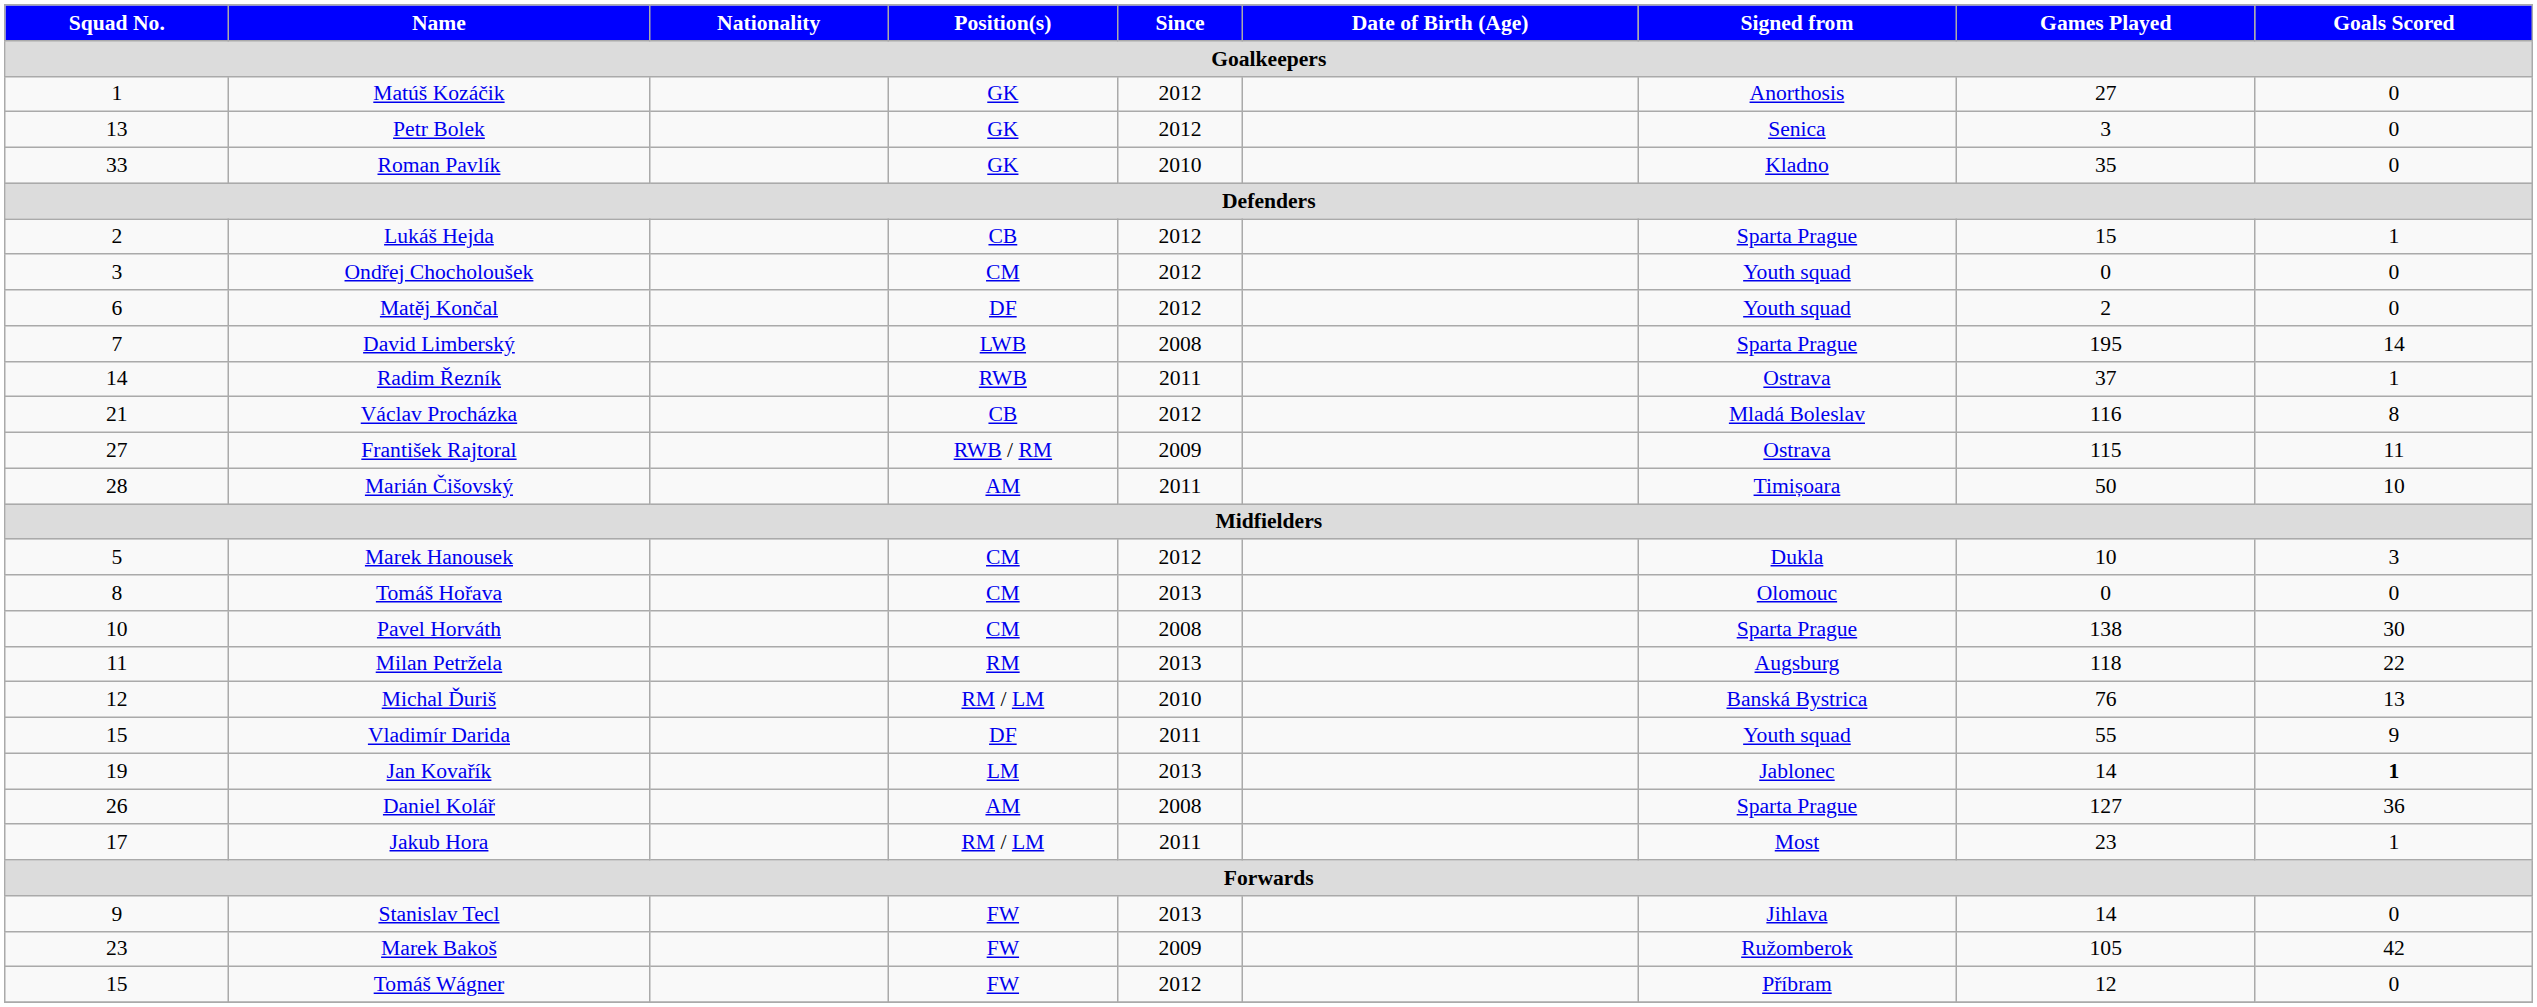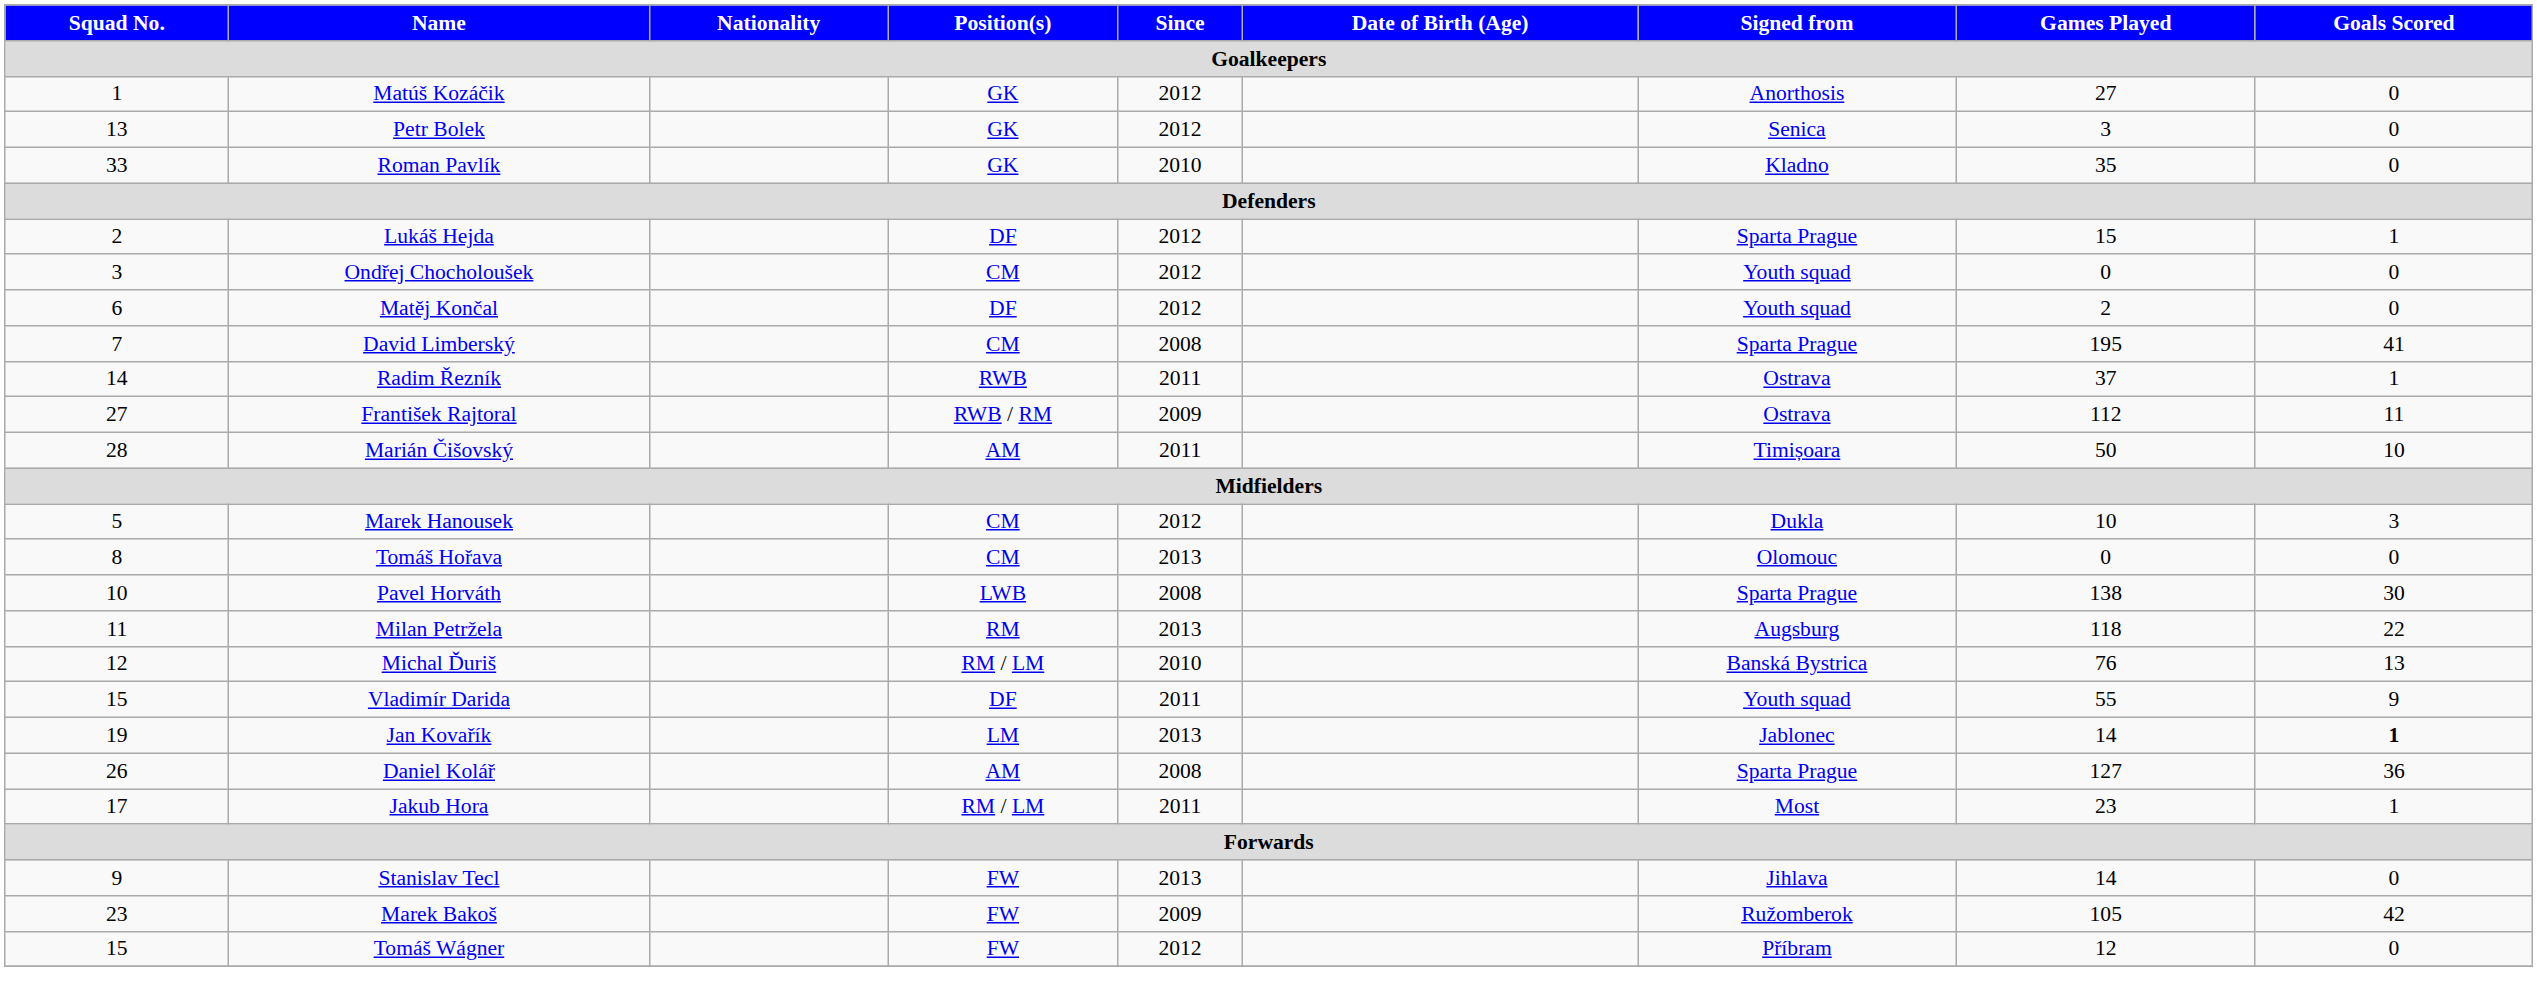(1003, 236) CB -> (1003, 236) DF
(1003, 343) LWB -> (1003, 343) CM
(2394, 343) 14 -> (2394, 343) 41
- row: (439, 414)
(2106, 450) 115 -> (2106, 414) 112
(1003, 628) CM -> (1003, 592) LWB
